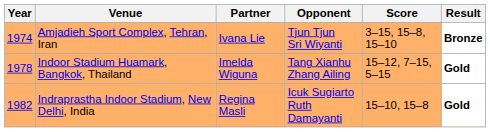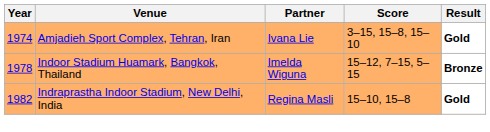- column: (324, 14)
(463, 38) Bronze -> (457, 38) Gold
(457, 69) Gold -> (463, 69) Bronze
